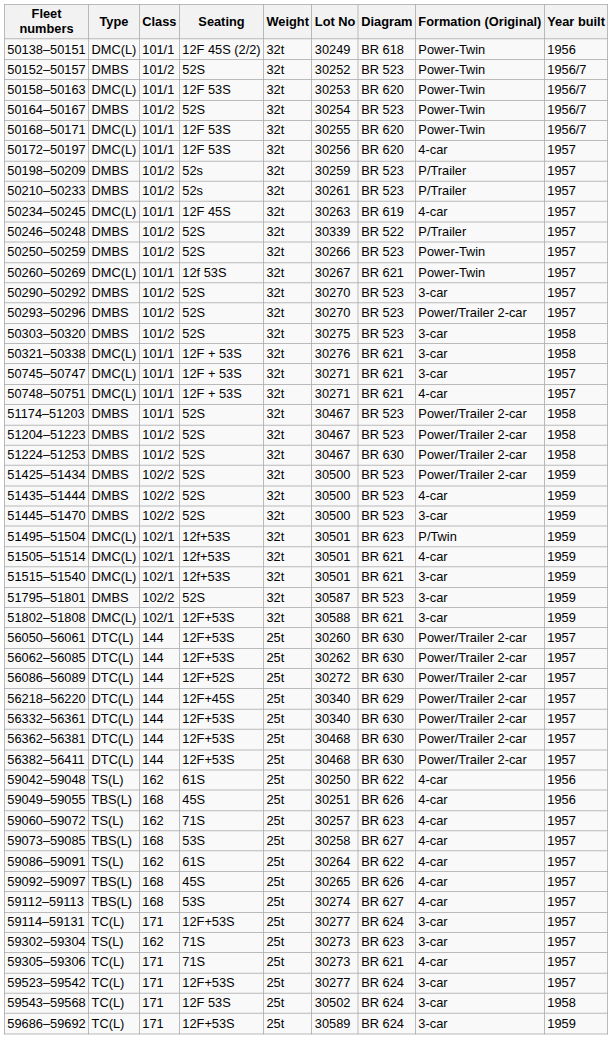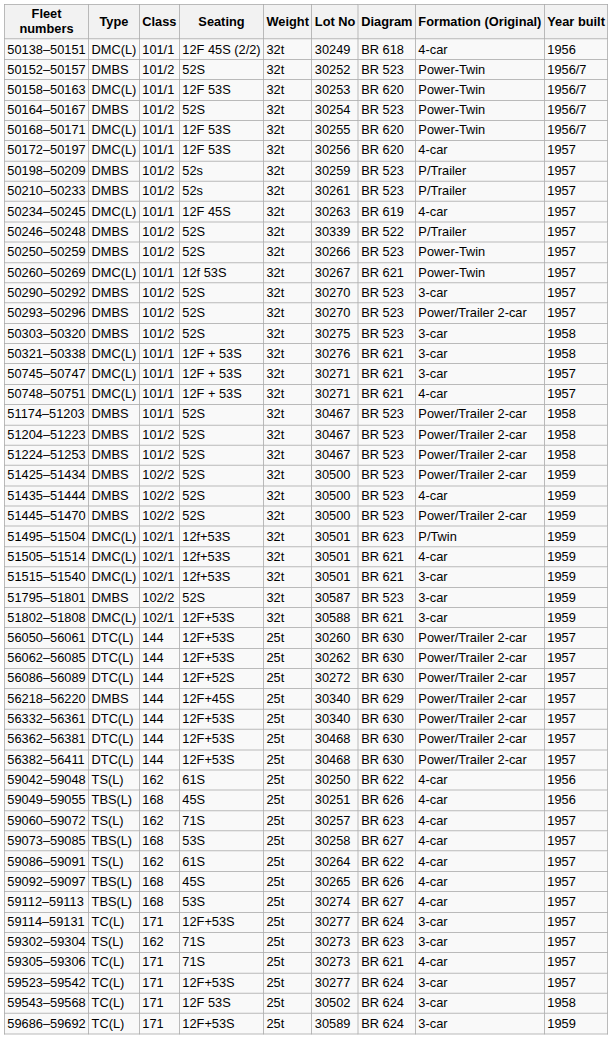(452, 49) Power-Twin -> (433, 49) 4-car
(383, 455) BR 630 -> (383, 455) BR 523
(433, 516) 3-car -> (473, 516) Power/Trailer 2-car
(113, 698) DTC(L) -> (110, 698) DMBS
